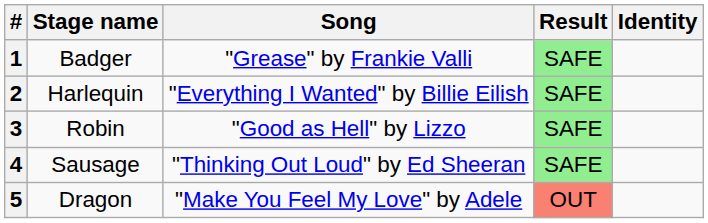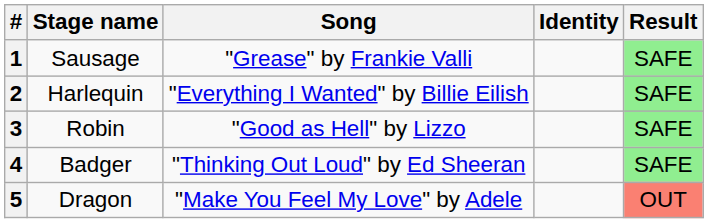columns swapped: (658, 22) <-> (573, 22)
(96, 57) Badger -> (96, 57) Sausage
(96, 164) Sausage -> (96, 164) Badger
